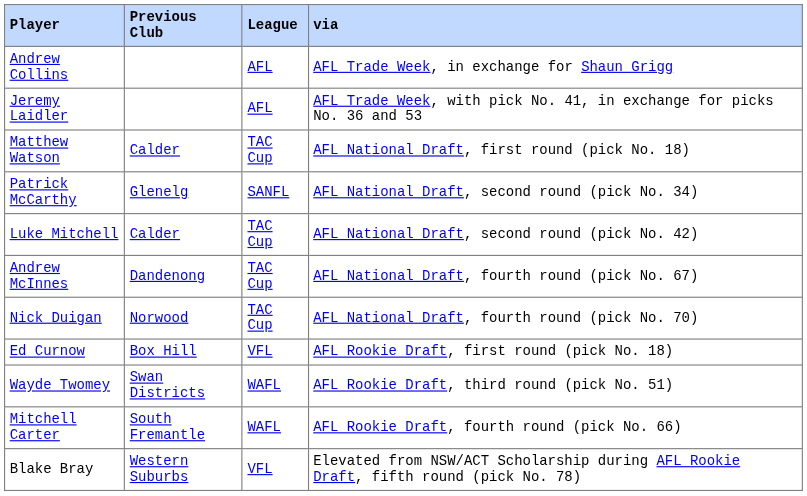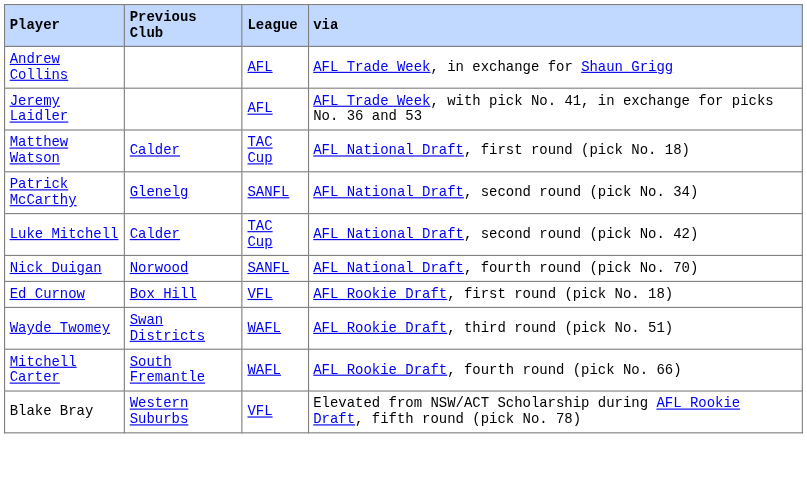- row: (39, 276)
(260, 318) TAC Cup -> (268, 268) SANFL
